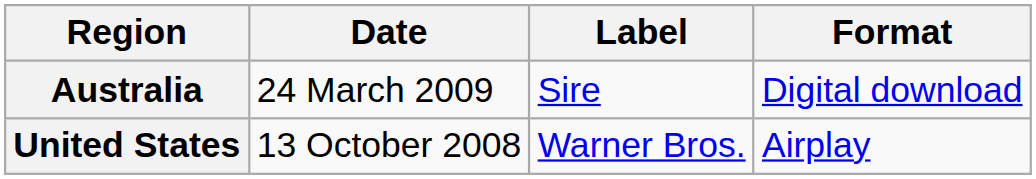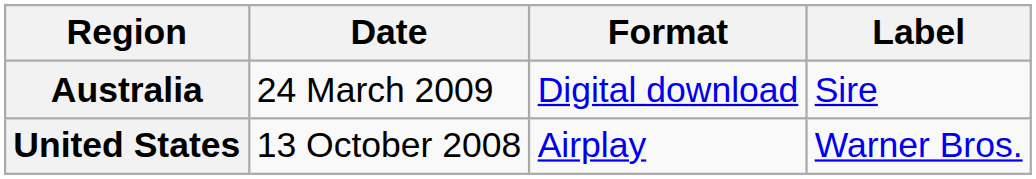columns swapped: (642, 32) <-> (892, 32)
